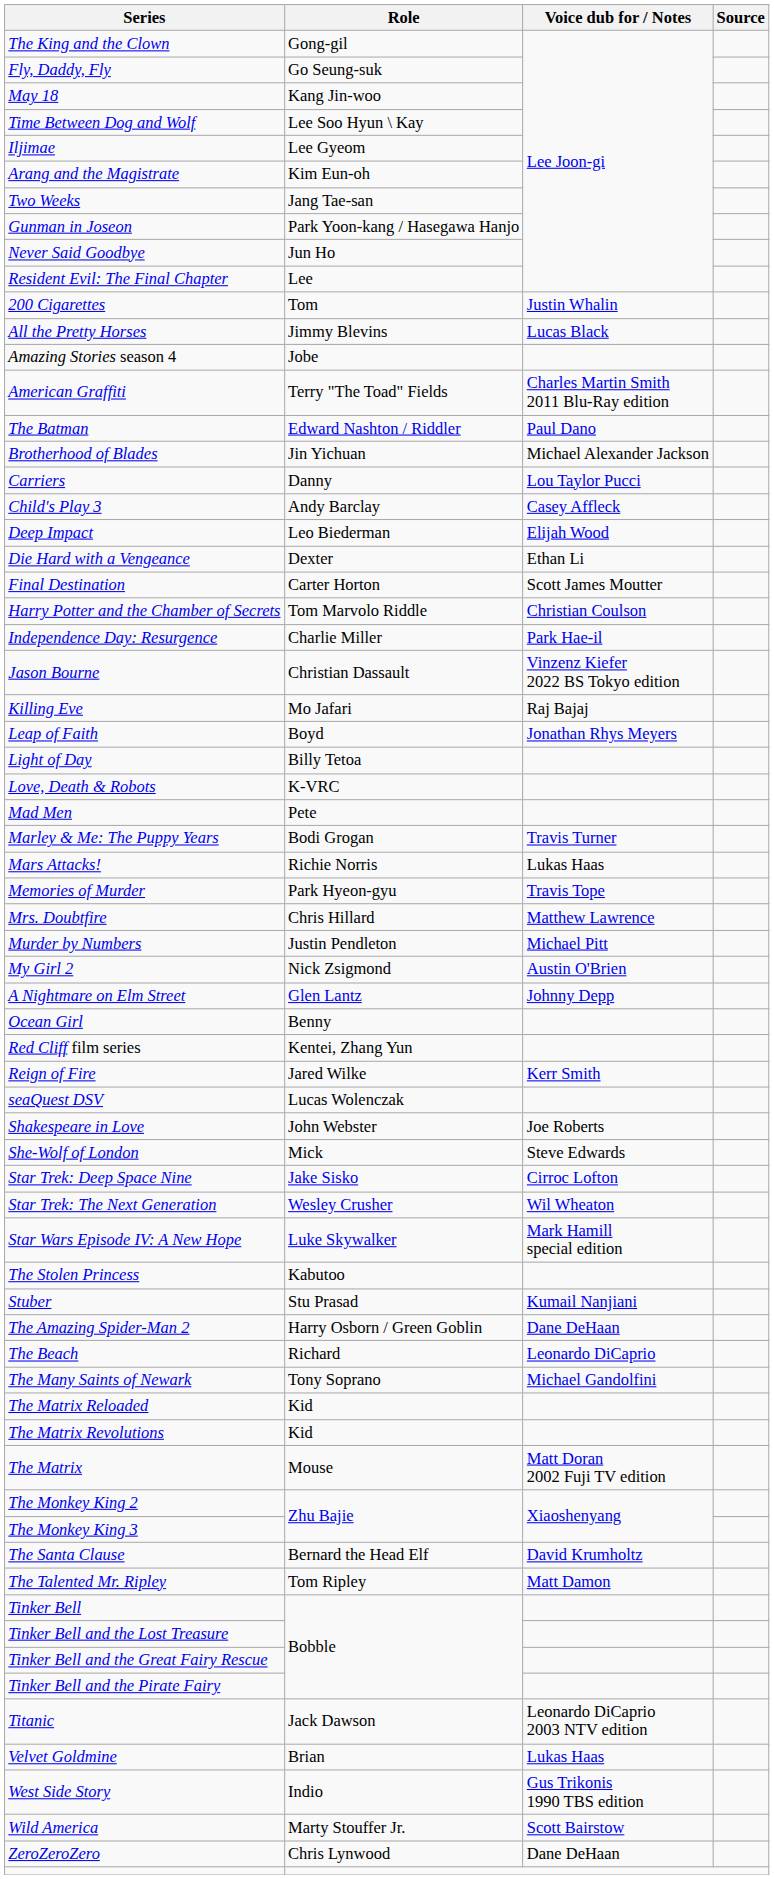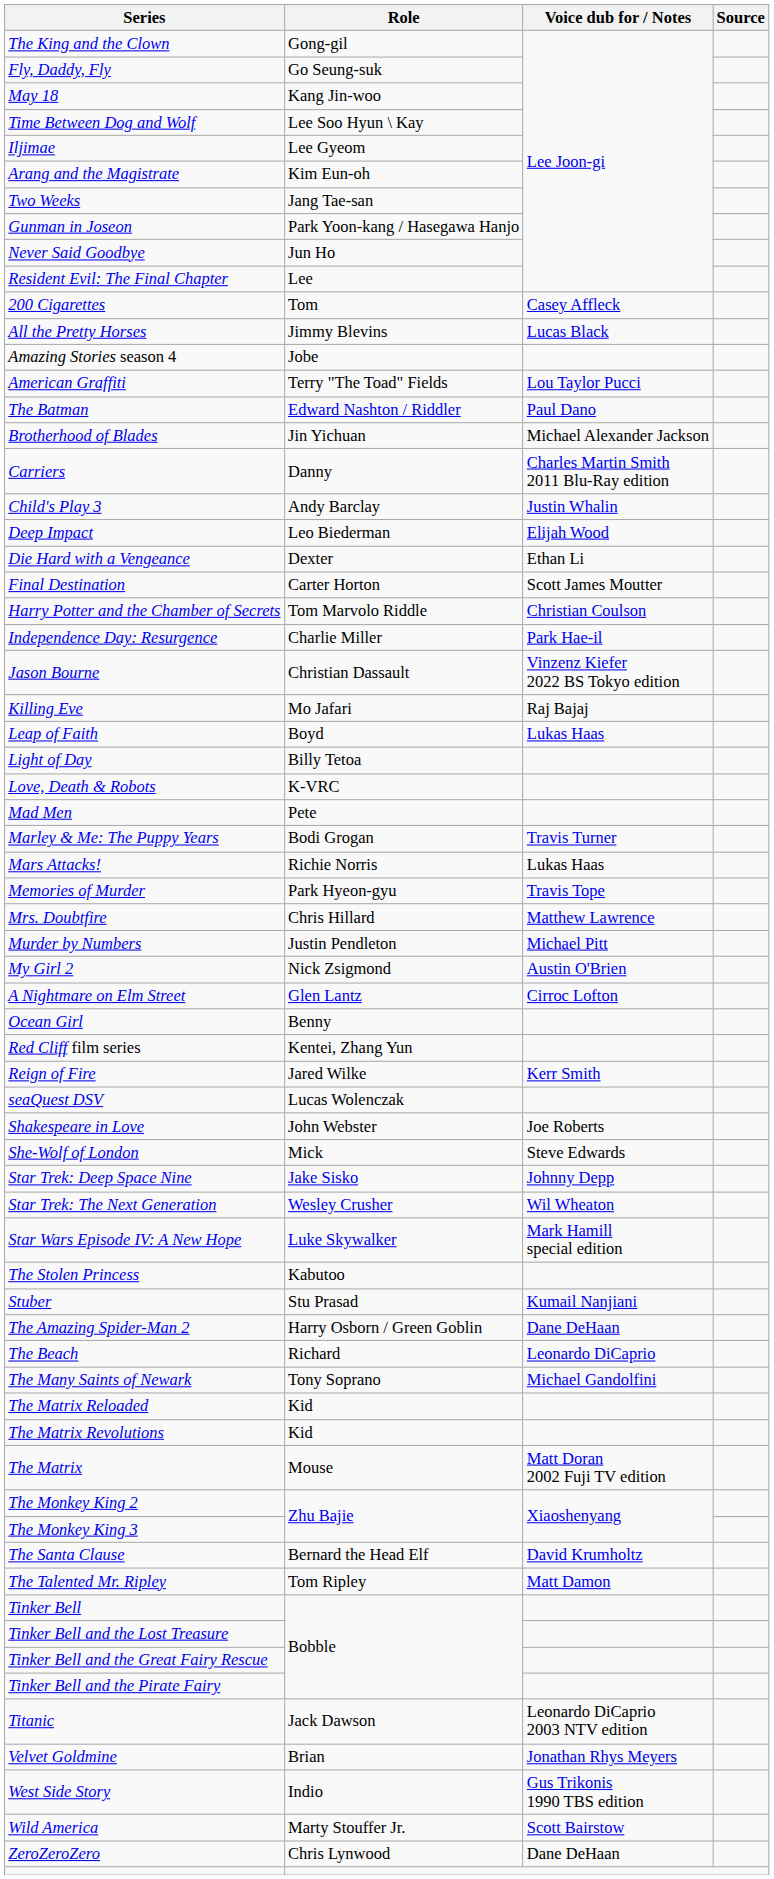(572, 305) Justin Whalin -> (574, 305) Casey Affleck
(598, 392) Charles Martin Smith 2011 Blu-Ray edition -> (584, 383) Lou Taylor Pucci
(584, 480) Lou Taylor Pucci -> (598, 471) Charles Martin Smith 2011 Blu-Ray edition
(574, 506) Casey Affleck -> (572, 506) Justin Whalin
(602, 734) Jonathan Rhys Meyers -> (566, 734) Lukas Haas
(571, 995) Johnny Depp -> (572, 995) Cirroc Lofton
(572, 1178) Cirroc Lofton -> (571, 1178) Johnny Depp
(566, 1756) Lukas Haas -> (602, 1756) Jonathan Rhys Meyers
